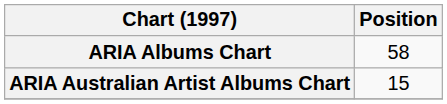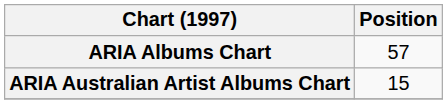(398, 51) 58 -> (398, 51) 57
